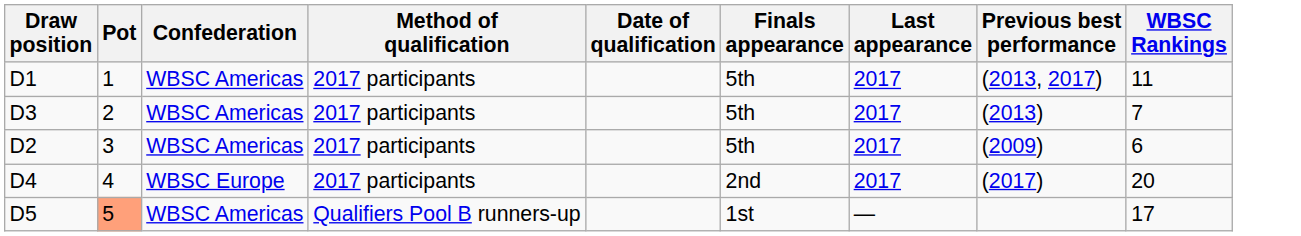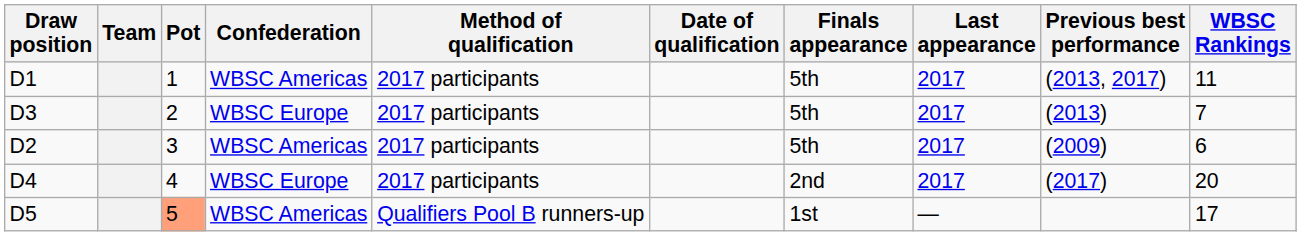+ column: (129, 33)
(225, 112) WBSC Americas -> (279, 112) WBSC Europe
